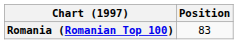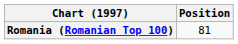(205, 30) 83 -> (205, 30) 81
